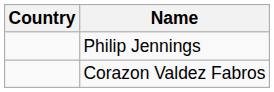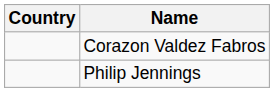rows swapped: (142, 45) <-> (174, 73)
